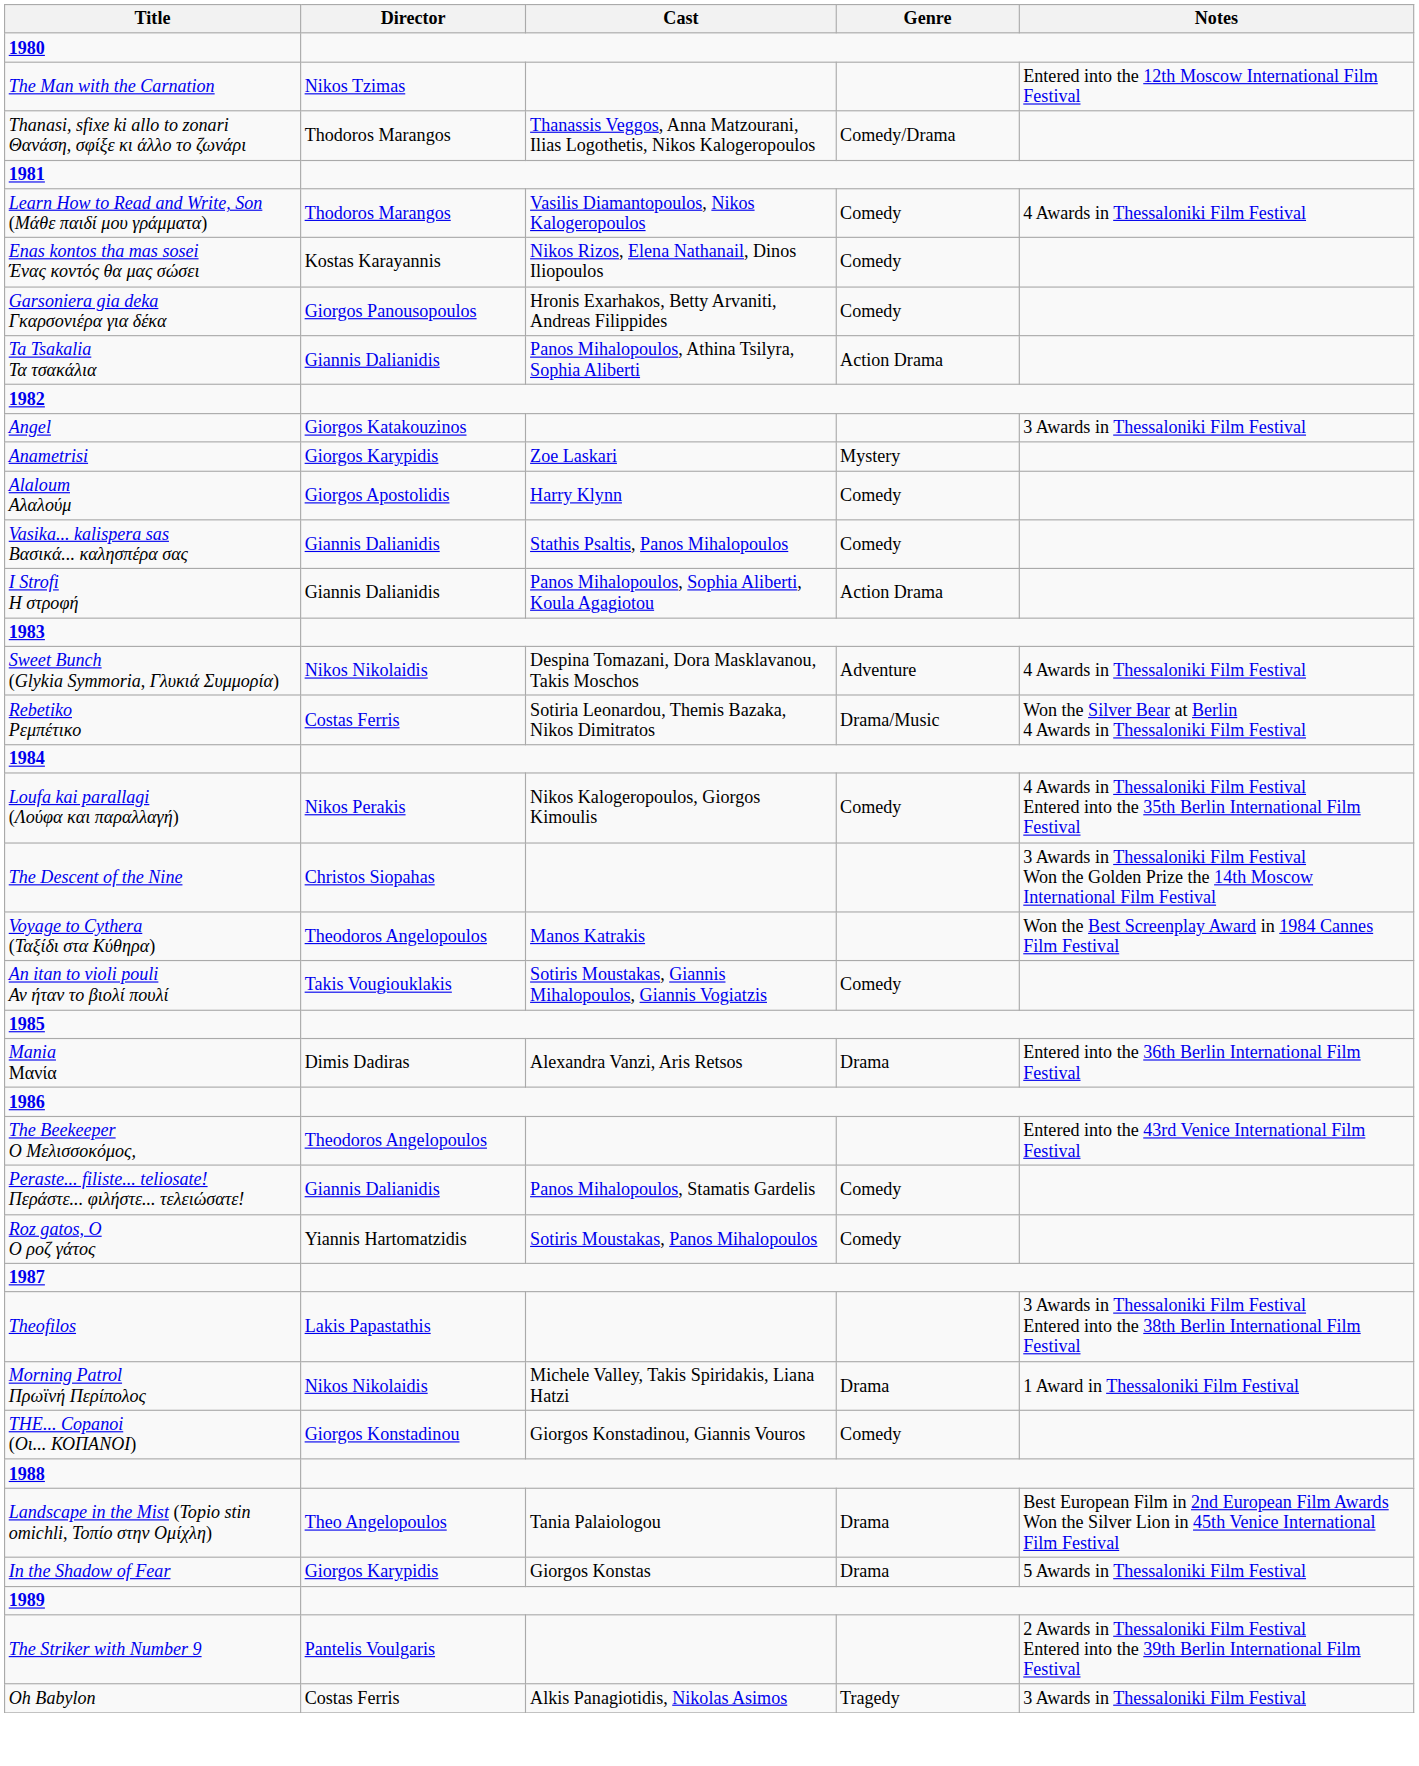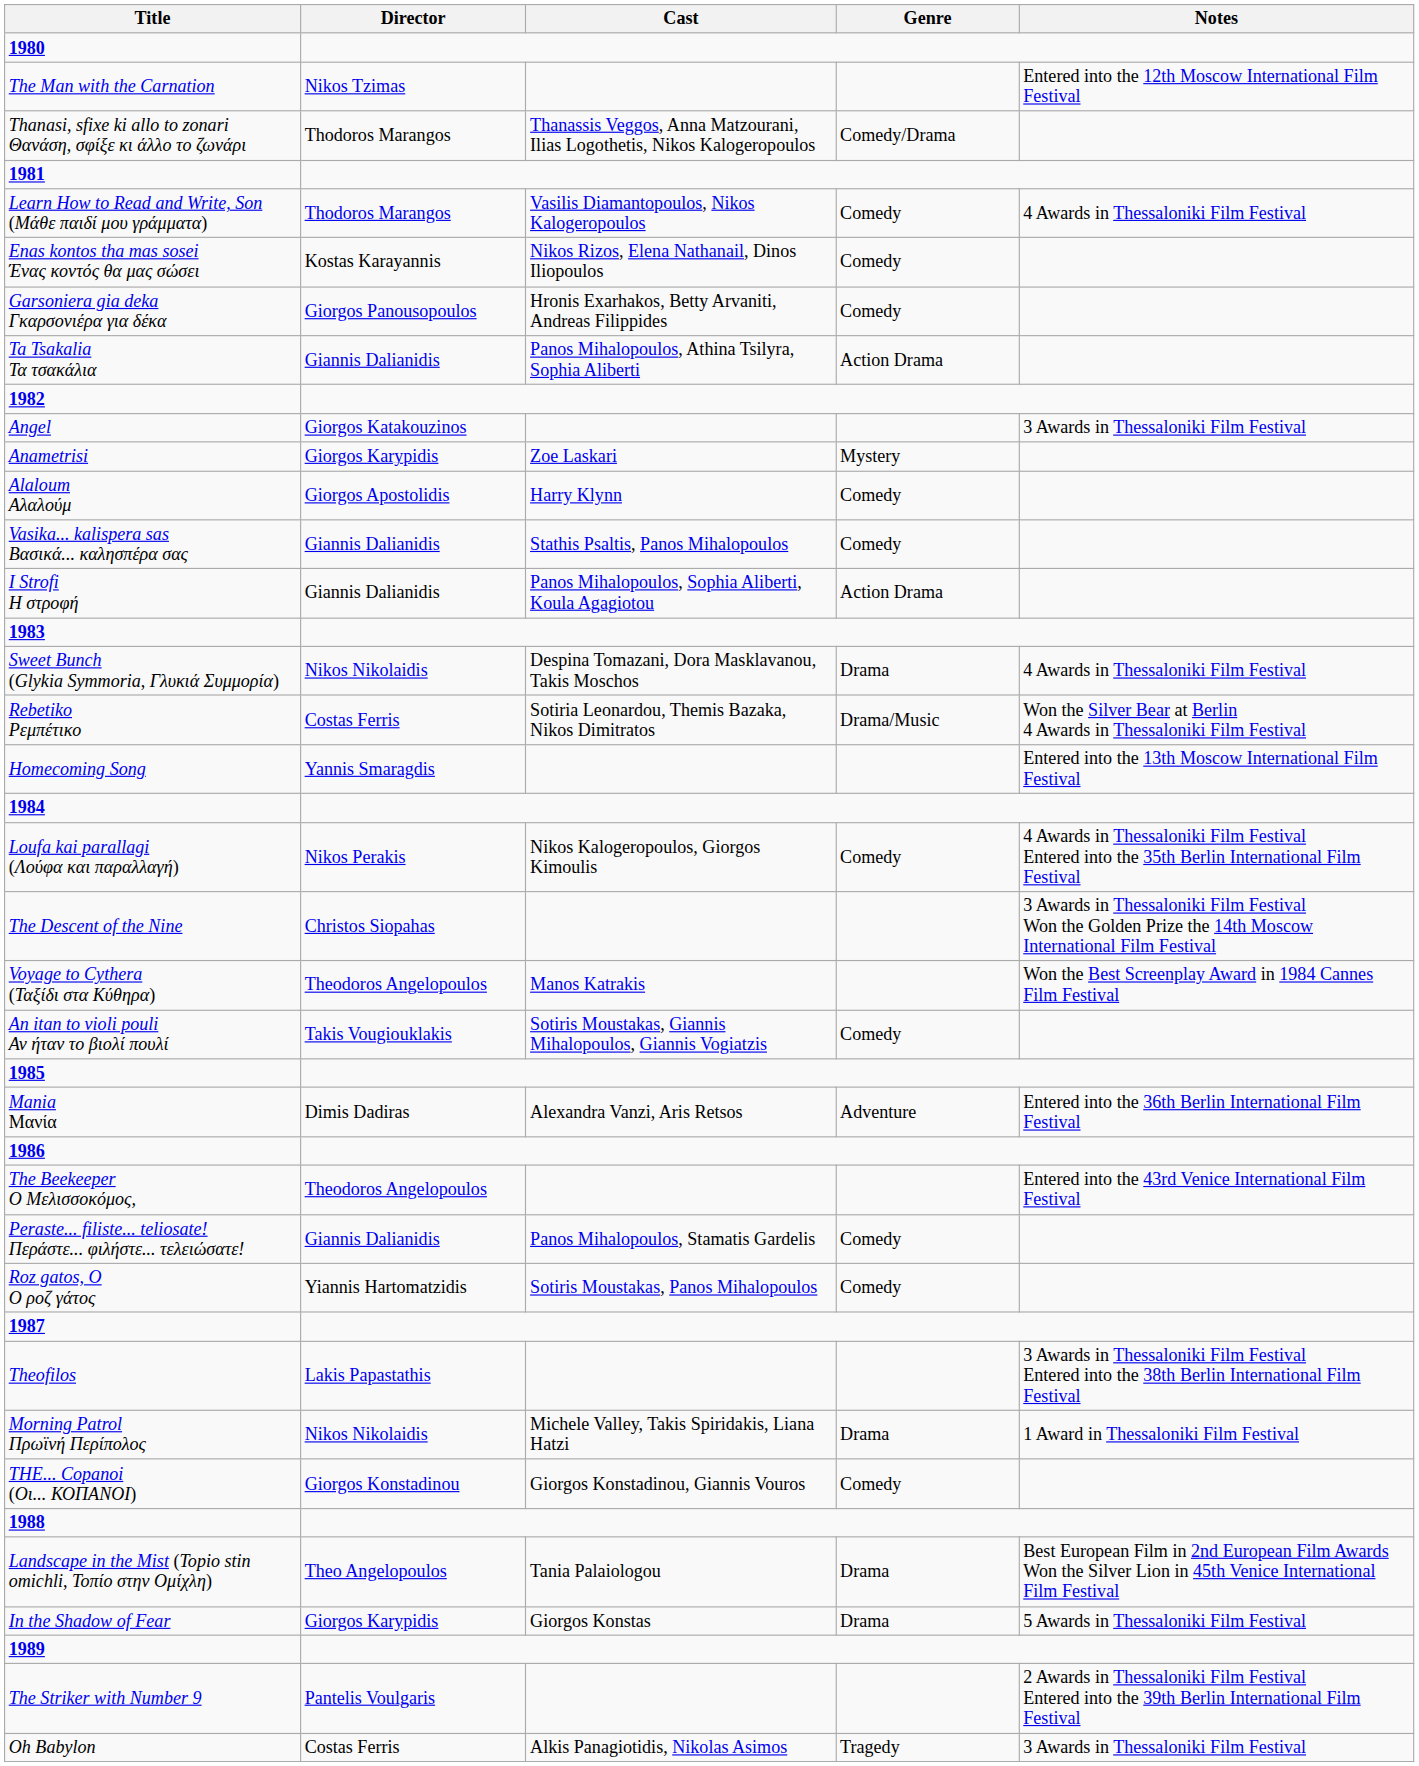(878, 670) Adventure -> (865, 670) Drama
+ row: (77, 768)
(865, 1062) Drama -> (878, 1111) Adventure
